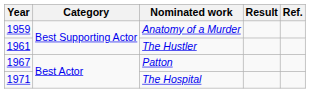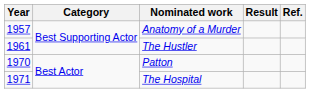(19, 29) 1959 -> (19, 29) 1957
(19, 63) 1967 -> (19, 63) 1970
